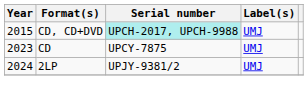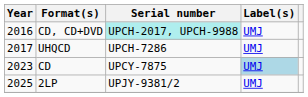(20, 31) 2015 -> (20, 31) 2016
+ row: (54, 48)
(253, 48) no background -> (253, 66) lightblue background
(20, 66) 2024 -> (20, 84) 2025
